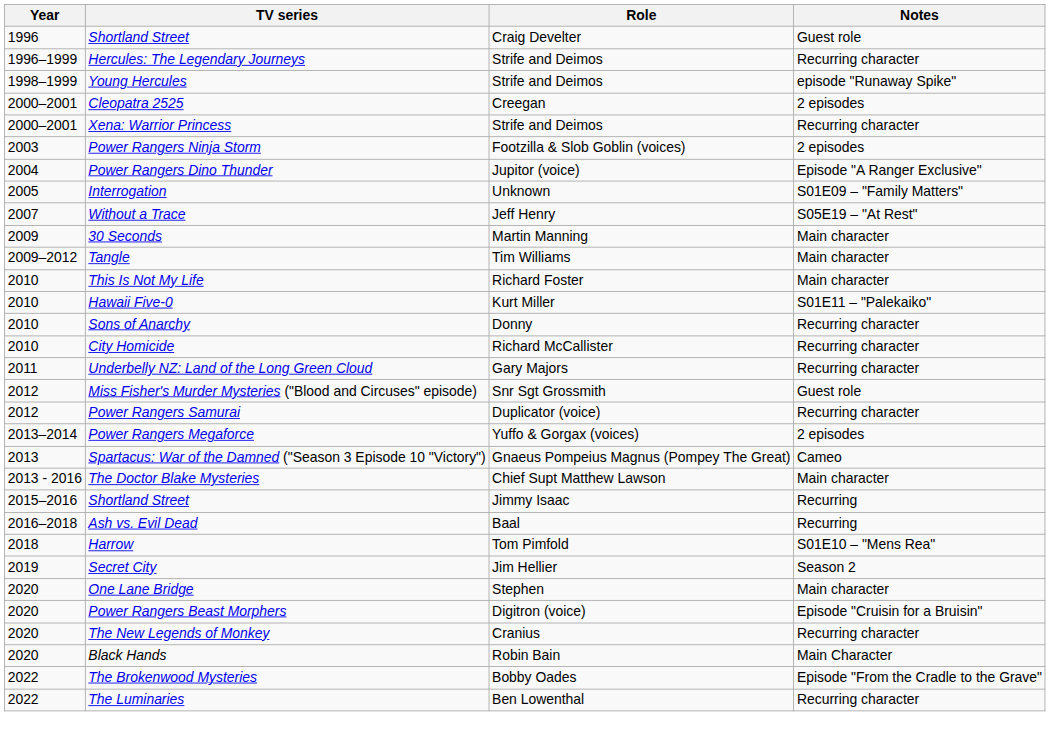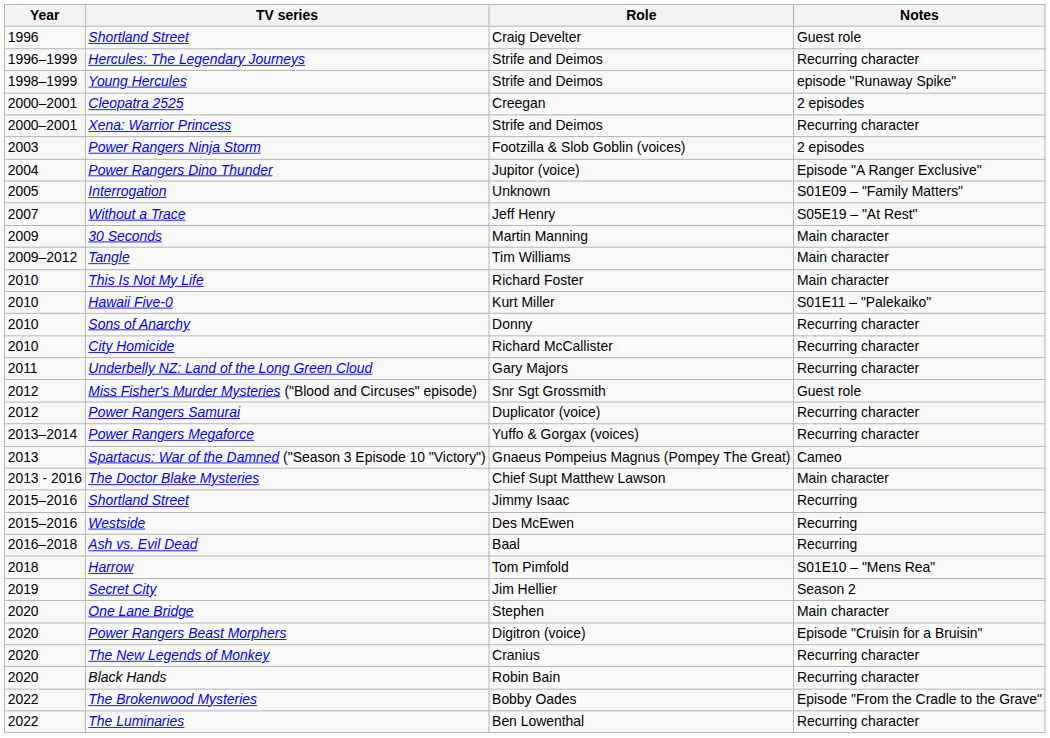(831, 434) 2 episodes -> (858, 434) Recurring character
+ row: (117, 523)
(844, 655) Main Character -> (858, 677) Recurring character
